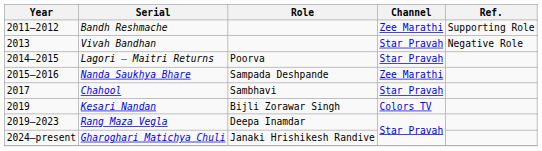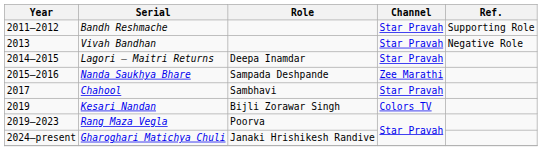(411, 28) Zee Marathi -> (411, 28) Star Pravah
(247, 59) Poorva -> (268, 59) Deepa Inamdar
(268, 122) Deepa Inamdar -> (247, 122) Poorva
